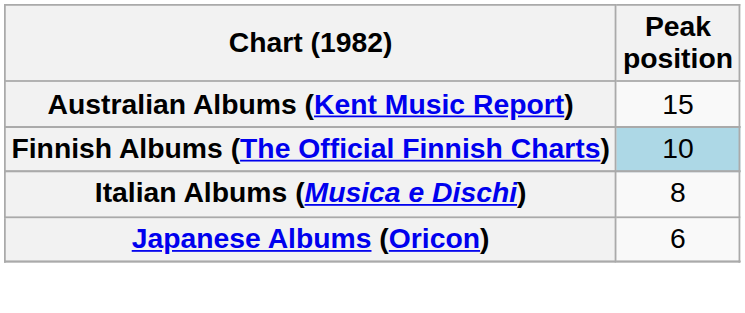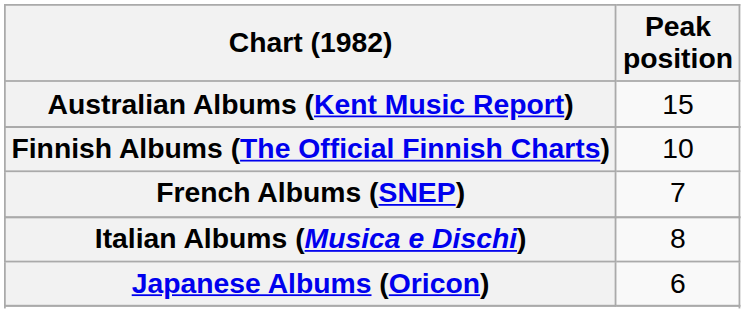(678, 148) lightblue background -> (678, 148) no background
+ row: (311, 193)
